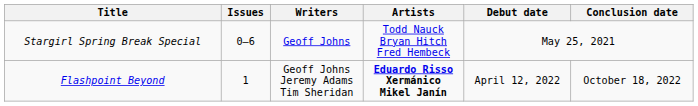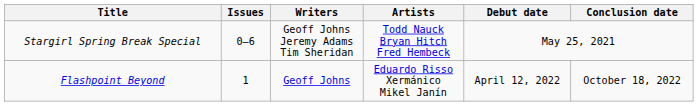(317, 41) Geoff Johns -> (317, 41) Geoff Johns Jeremy Adams Tim Sheridan
(317, 81) Geoff Johns Jeremy Adams Tim Sheridan -> (317, 81) Geoff Johns
(413, 81) bold -> (413, 81) normal
